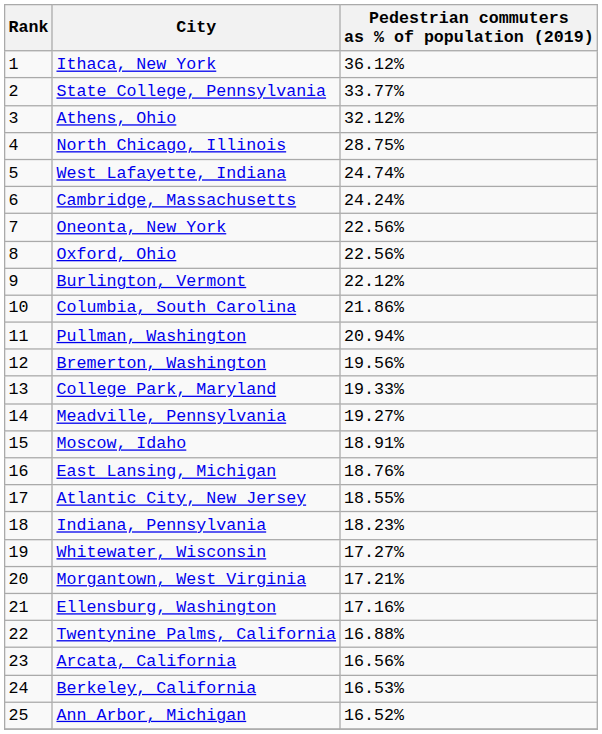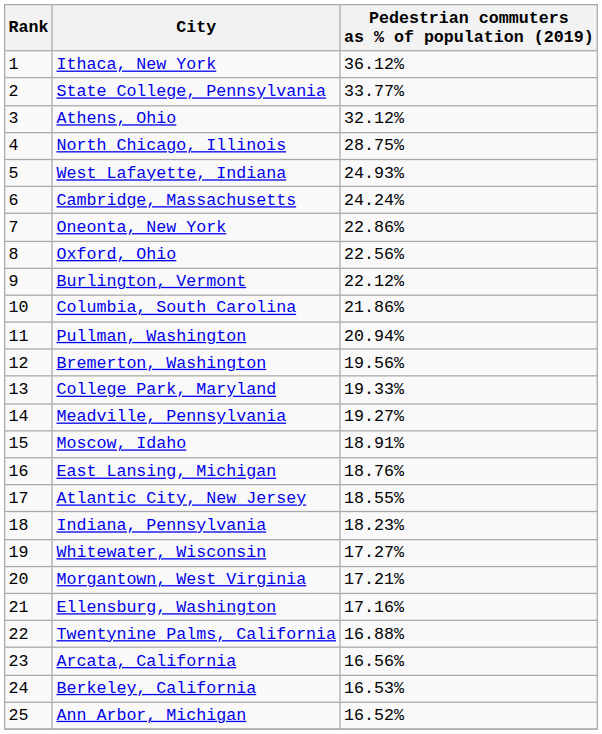(374, 173) 24.74% -> (374, 173) 24.93%
(374, 227) 22.56% -> (374, 227) 22.86%
